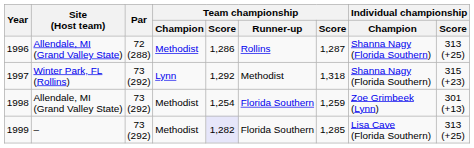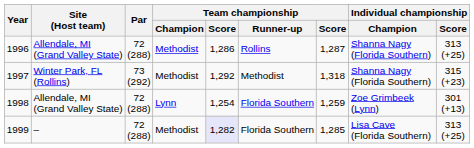(166, 76) Lynn -> (177, 76) Methodist
(139, 103) 73 (292) -> (139, 103) 72 (288)
(177, 103) Methodist -> (166, 103) Lynn
(139, 130) 73 (292) -> (139, 130) 72 (288)
